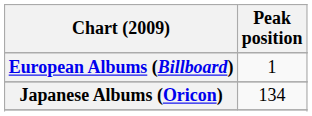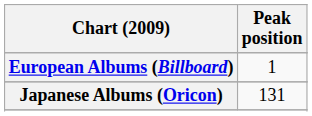(272, 95) 134 -> (272, 95) 131
